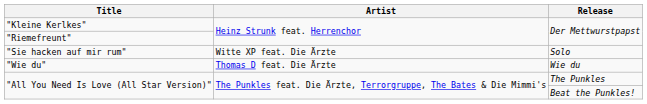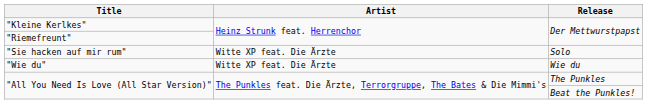(276, 65) Thomas D feat. Die Ärzte -> (276, 65) Witte XP feat. Die Ärzte
